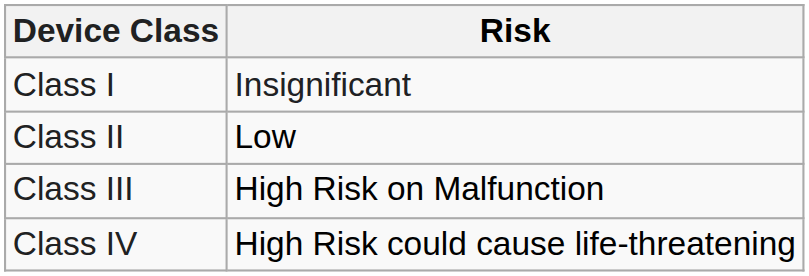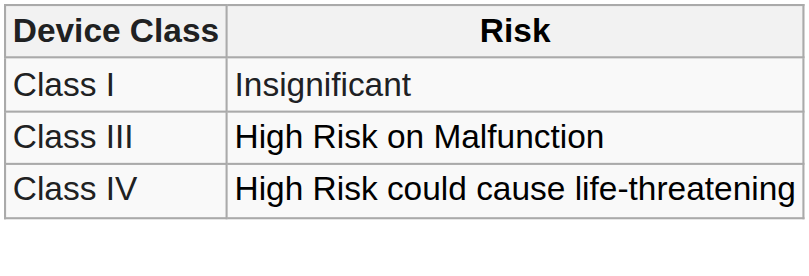- row: (68, 137)
